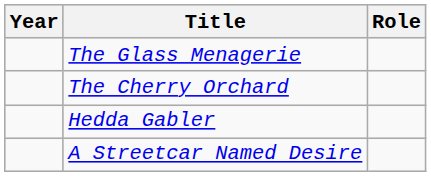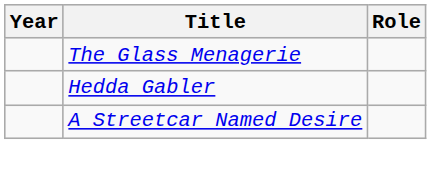- row: (179, 88)
